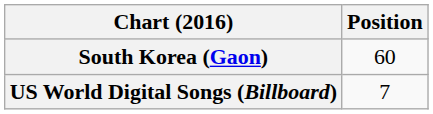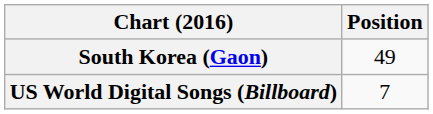(385, 56) 60 -> (385, 56) 49
